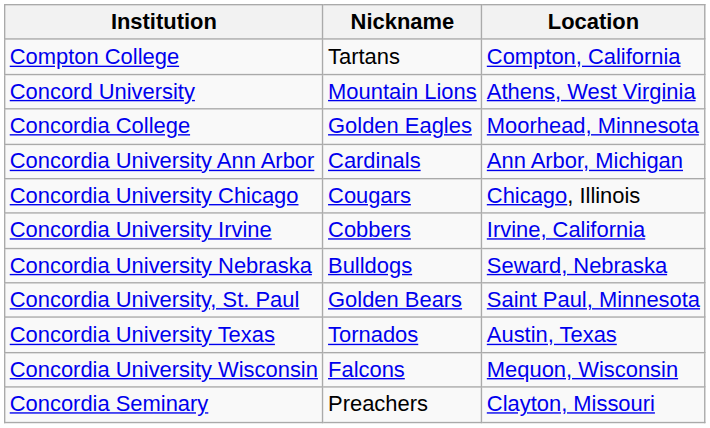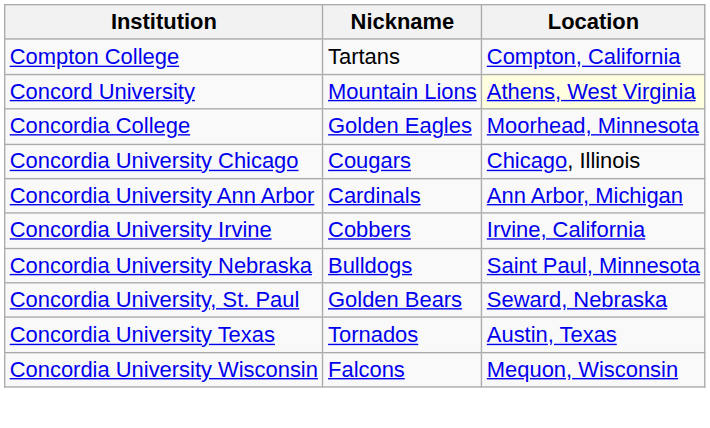(591, 91) no background -> (591, 91) lightyellow background
rows swapped: (162, 160) <-> (154, 195)
(577, 265) Seward, Nebraska -> (593, 265) Saint Paul, Minnesota
(593, 299) Saint Paul, Minnesota -> (577, 299) Seward, Nebraska
- row: (109, 404)
